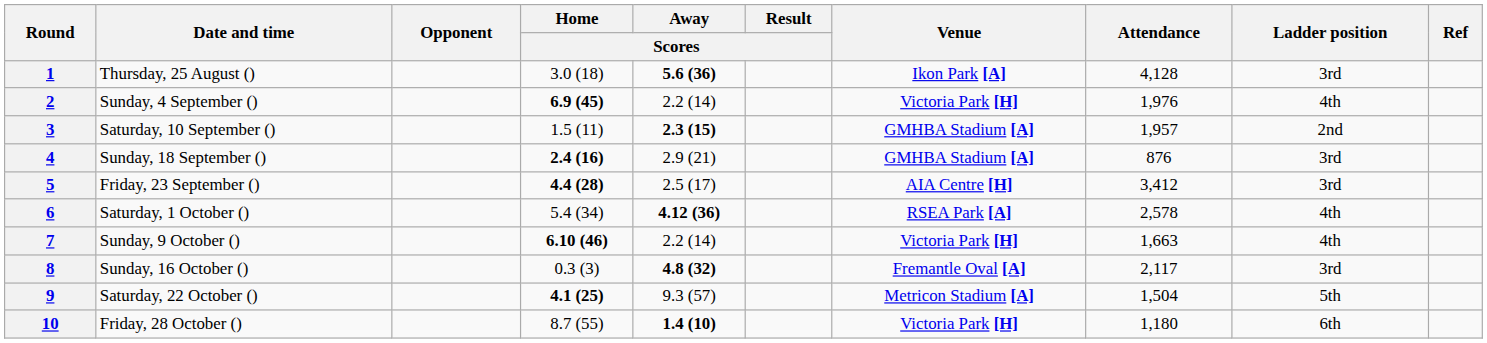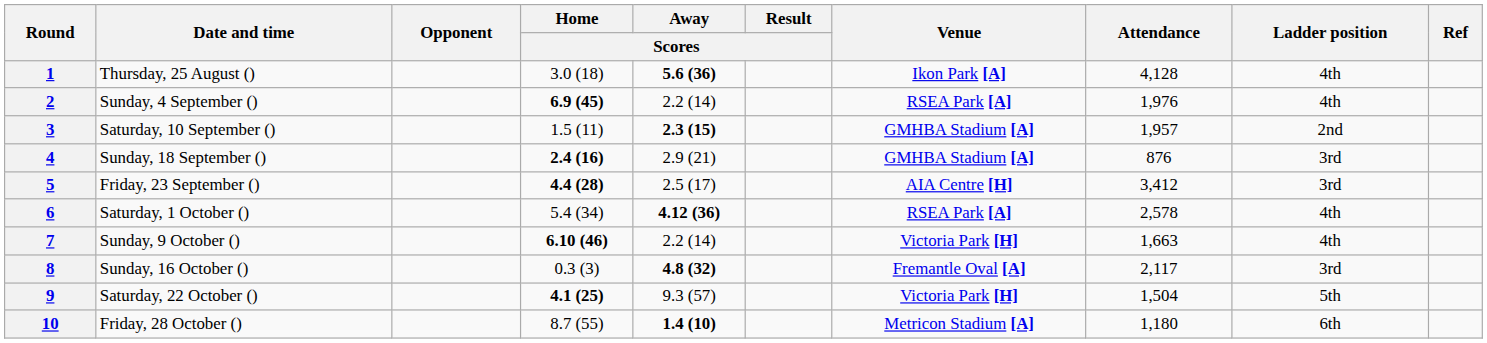(1330, 74) 3rd -> (1330, 74) 4th
(959, 102) Victoria Park [H] -> (959, 102) RSEA Park [A]
(959, 296) Metricon Stadium [A] -> (959, 296) Victoria Park [H]
(959, 324) Victoria Park [H] -> (959, 324) Metricon Stadium [A]
